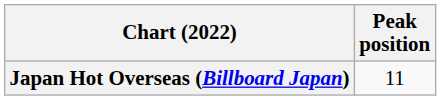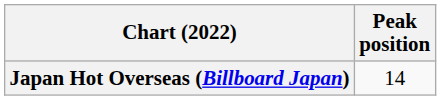(395, 77) 11 -> (395, 77) 14
